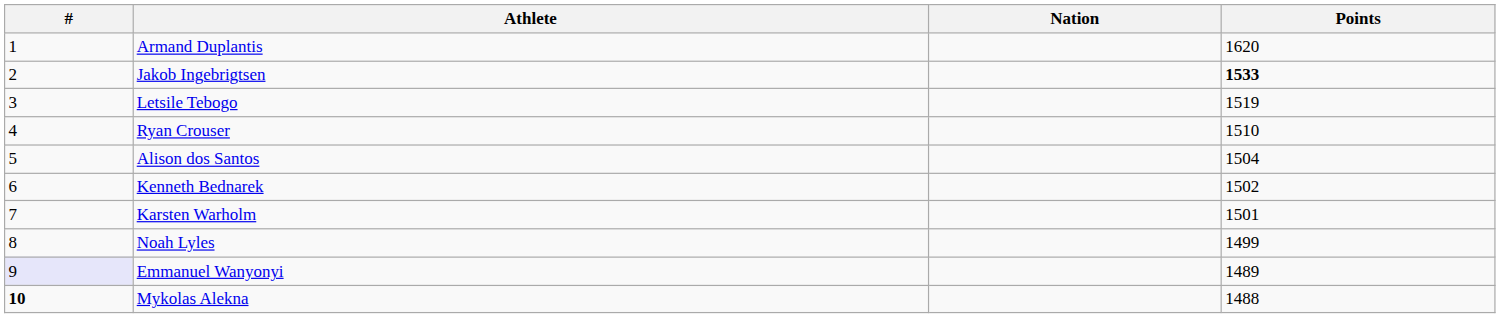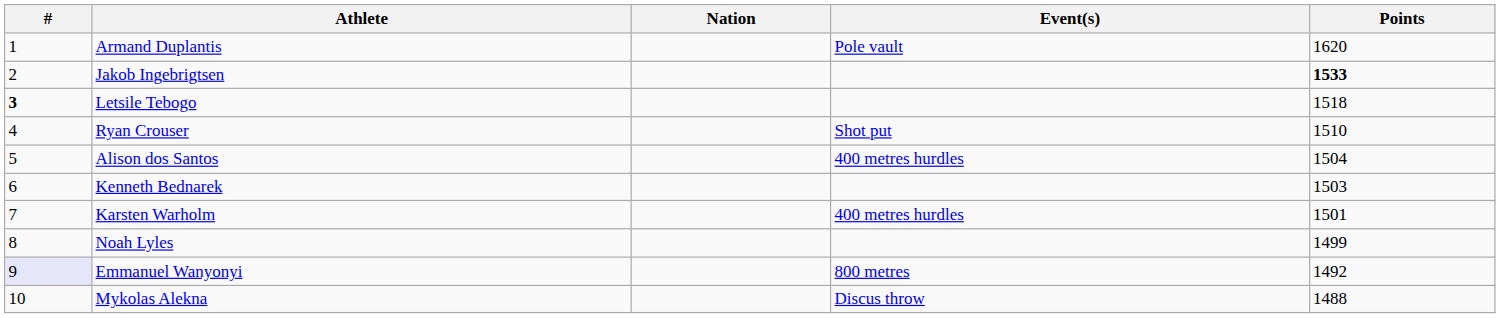+ column: (1070, 18)
(13, 102) normal -> (13, 102) bold
(1242, 102) 1519 -> (1330, 102) 1518
(1242, 187) 1502 -> (1330, 187) 1503
(1242, 271) 1489 -> (1330, 271) 1492
(17, 299) bold -> (17, 299) normal
